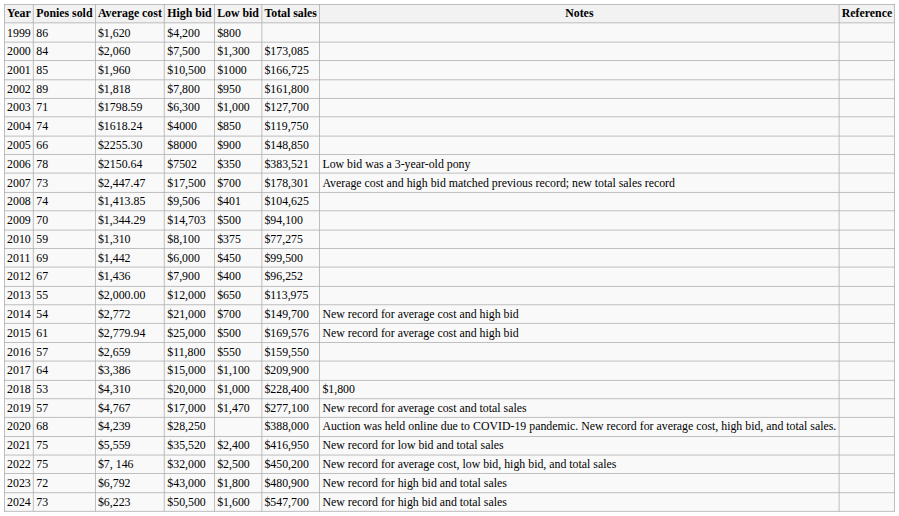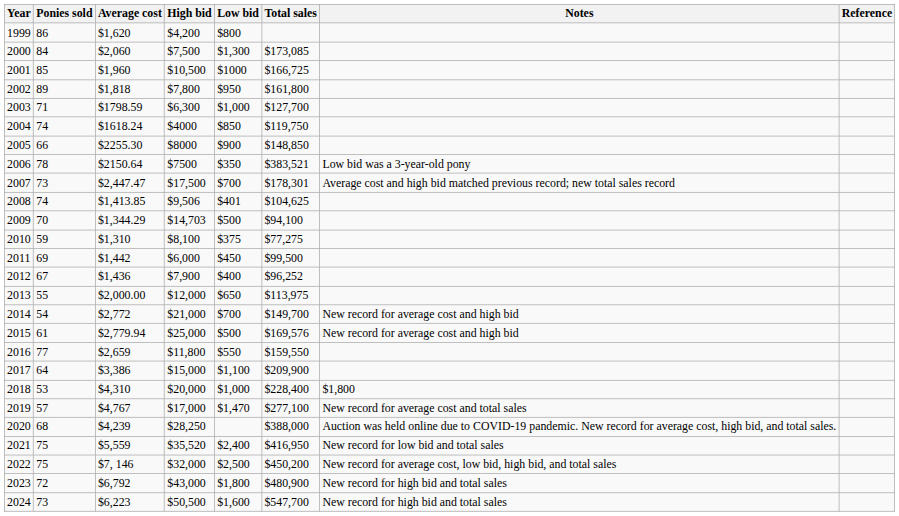(182, 164) $7502 -> (182, 164) $7500
(42, 351) 57 -> (42, 351) 77
